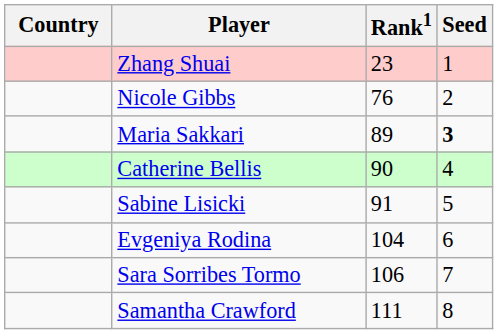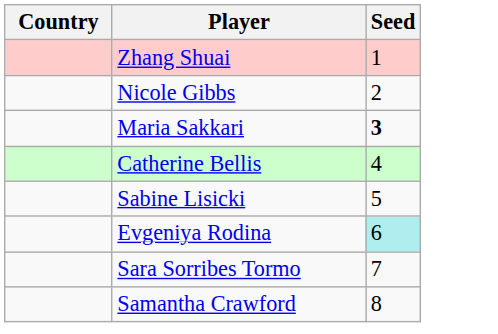- column: (401, 25)
(448, 239) no background -> (376, 233) paleturquoise background
